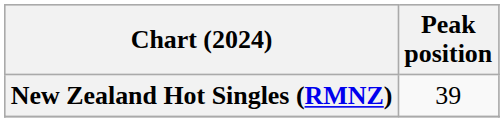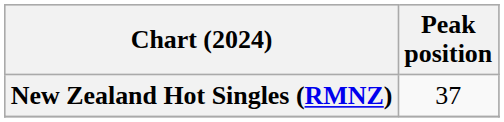(448, 95) 39 -> (448, 95) 37
